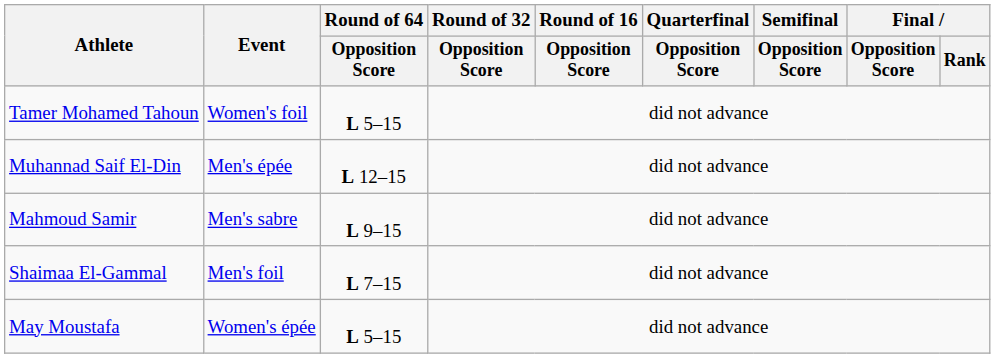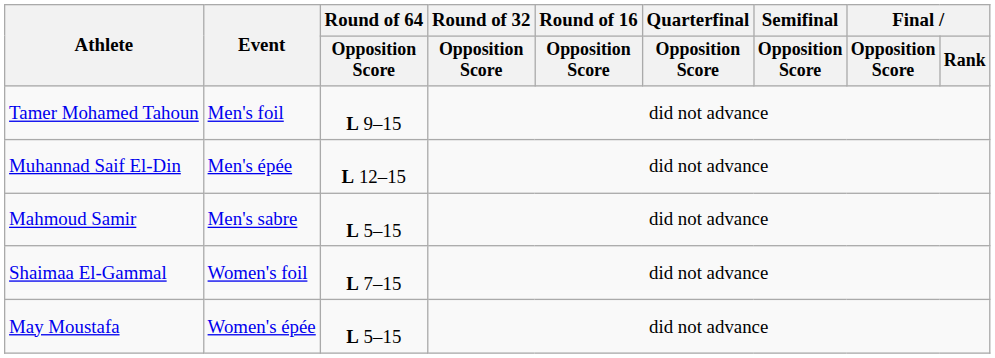(258, 113) Women's foil -> (246, 113) Men's foil
(374, 124) L 5–15 -> (374, 124) L 9–15
(374, 230) L 9–15 -> (374, 230) L 5–15
(246, 273) Men's foil -> (258, 273) Women's foil
